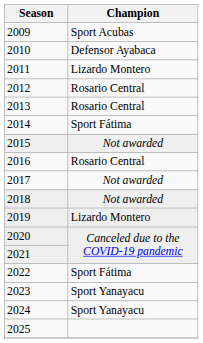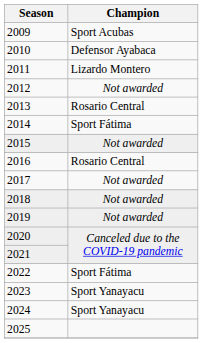(108, 87) Rosario Central -> (133, 87) Not awarded
(111, 217) Lizardo Montero -> (133, 217) Not awarded
